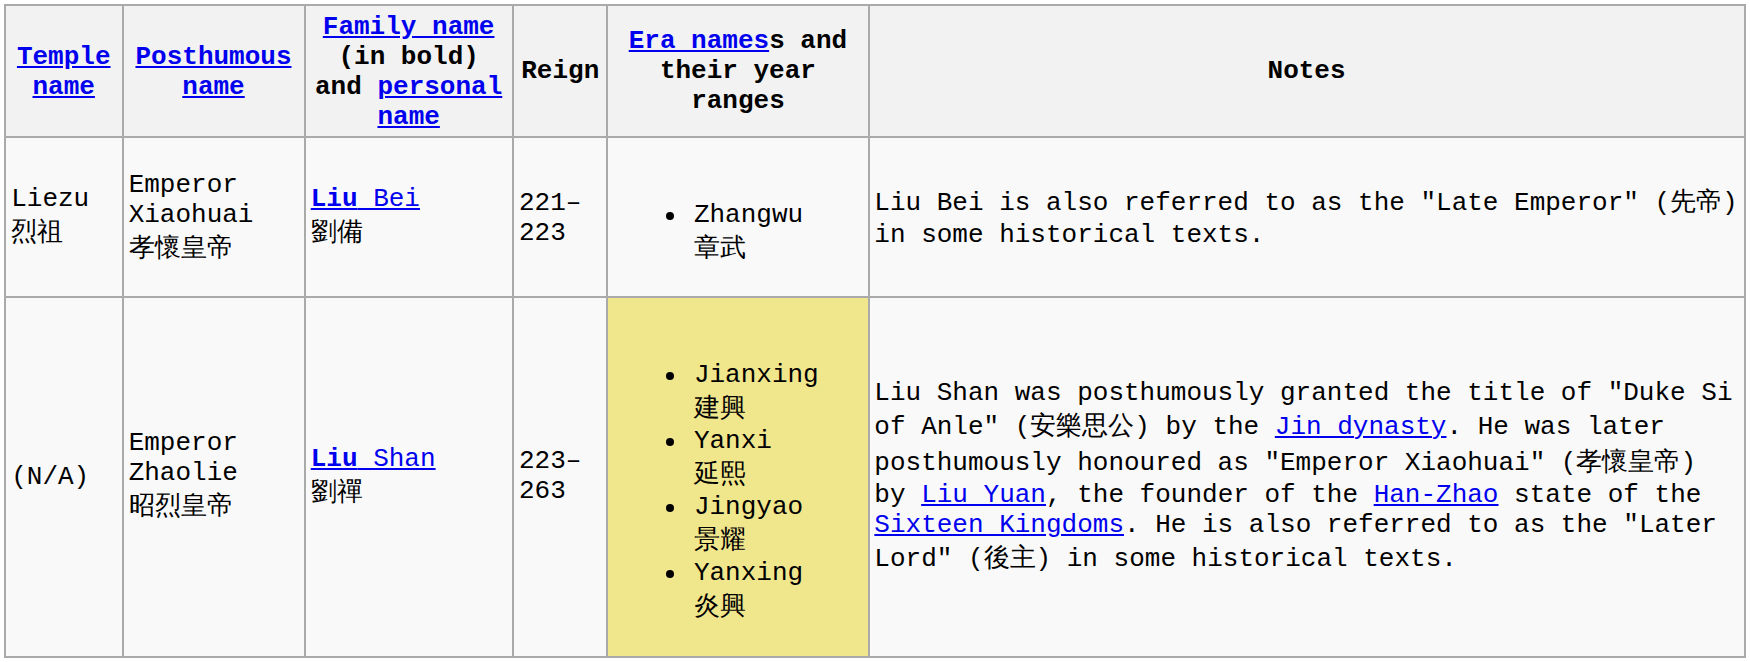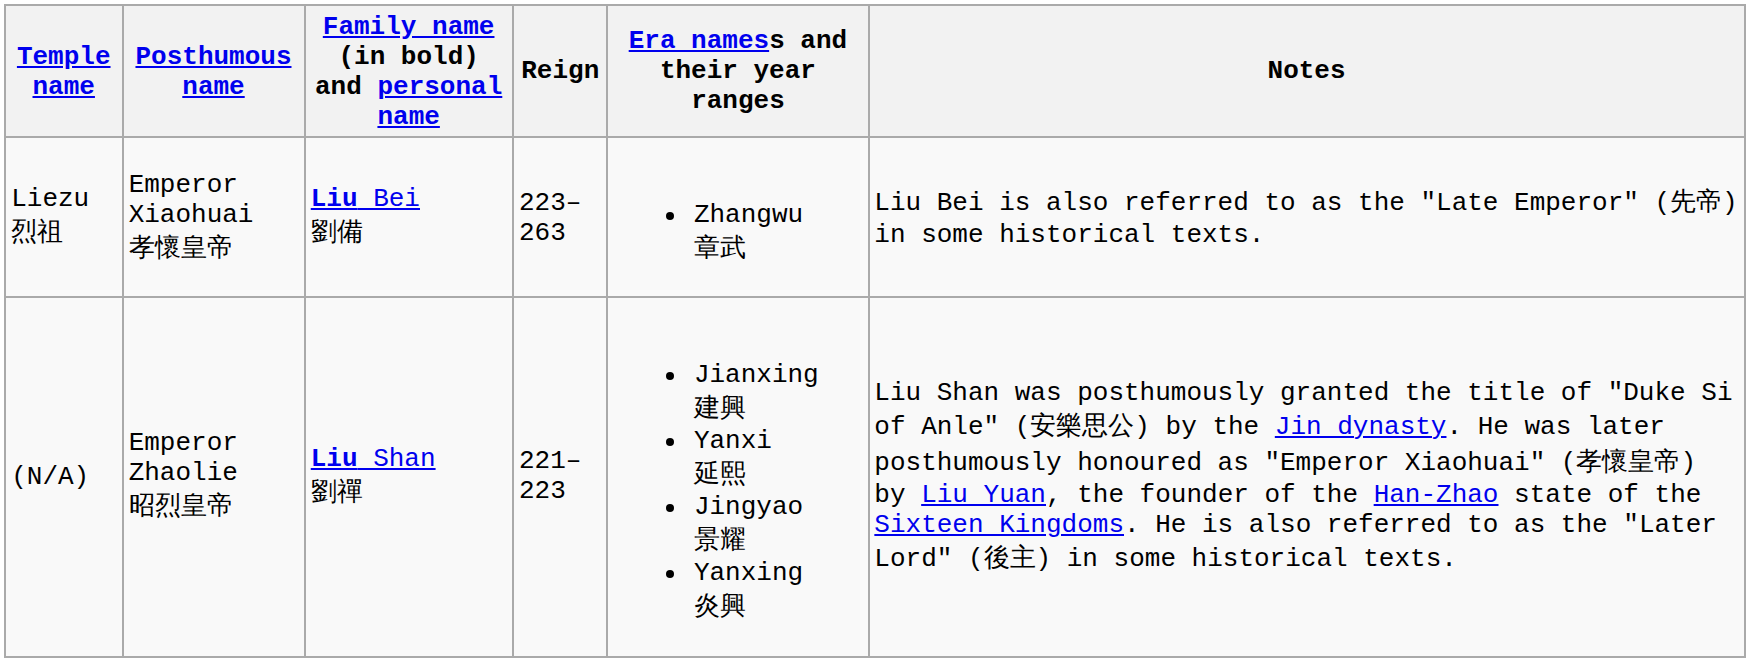(550, 218) 221–223 -> (550, 218) 223–263
(550, 477) 223–263 -> (550, 477) 221–223
(738, 492) khaki background -> (738, 492) no background
